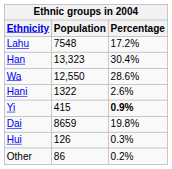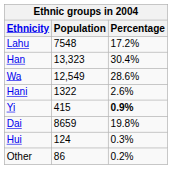(69, 76) 12,550 -> (69, 76) 12,549
(62, 140) 126 -> (62, 140) 124
